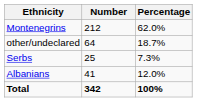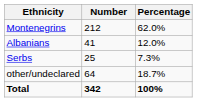rows swapped: (28, 74) <-> (43, 43)
